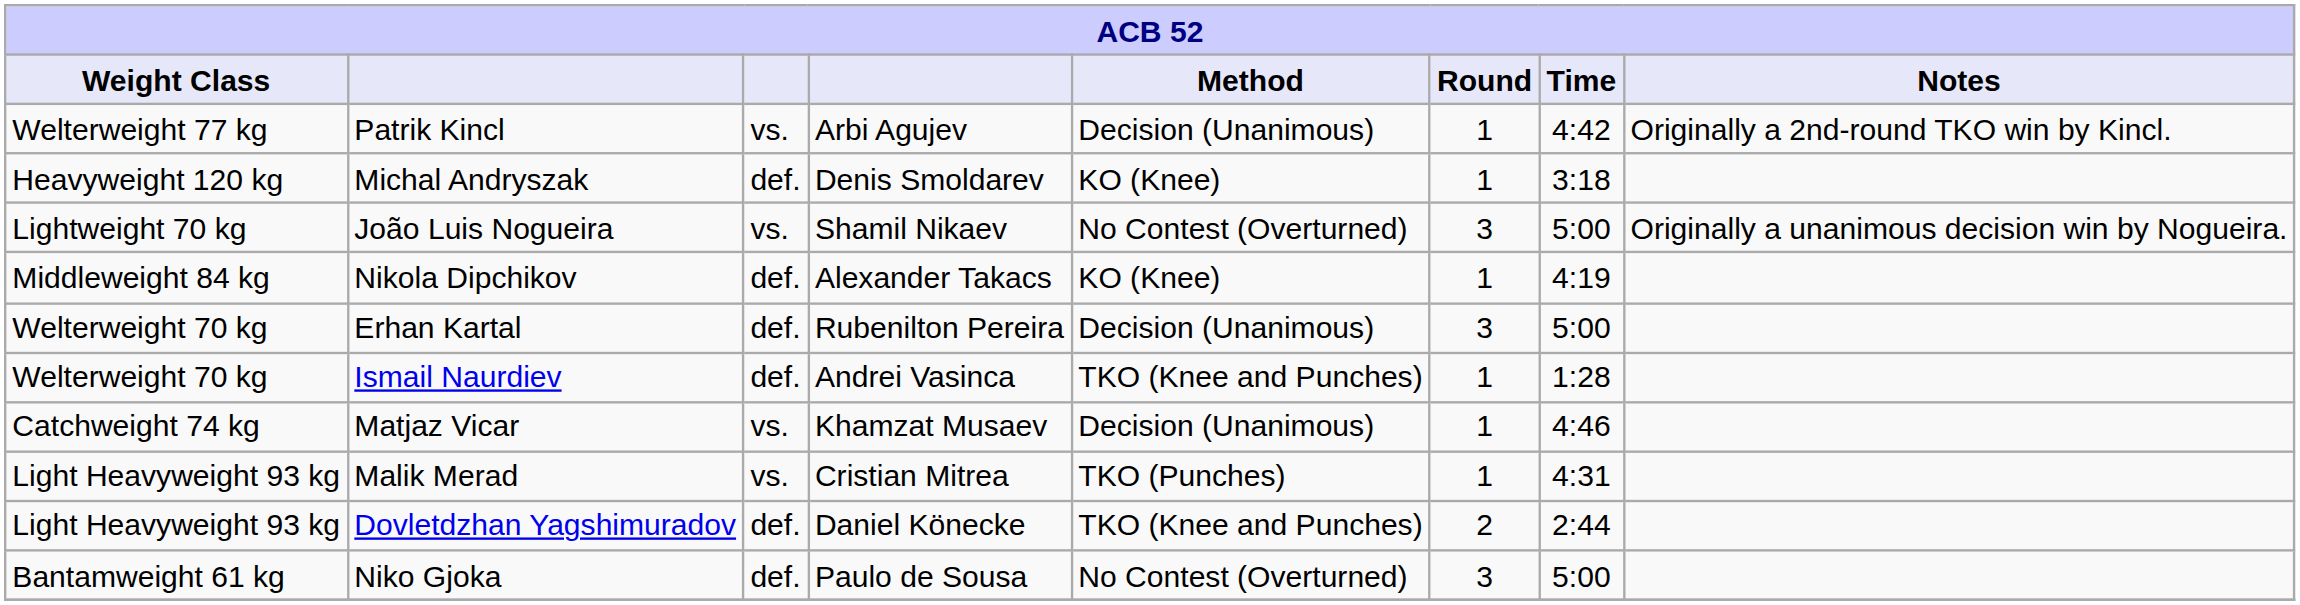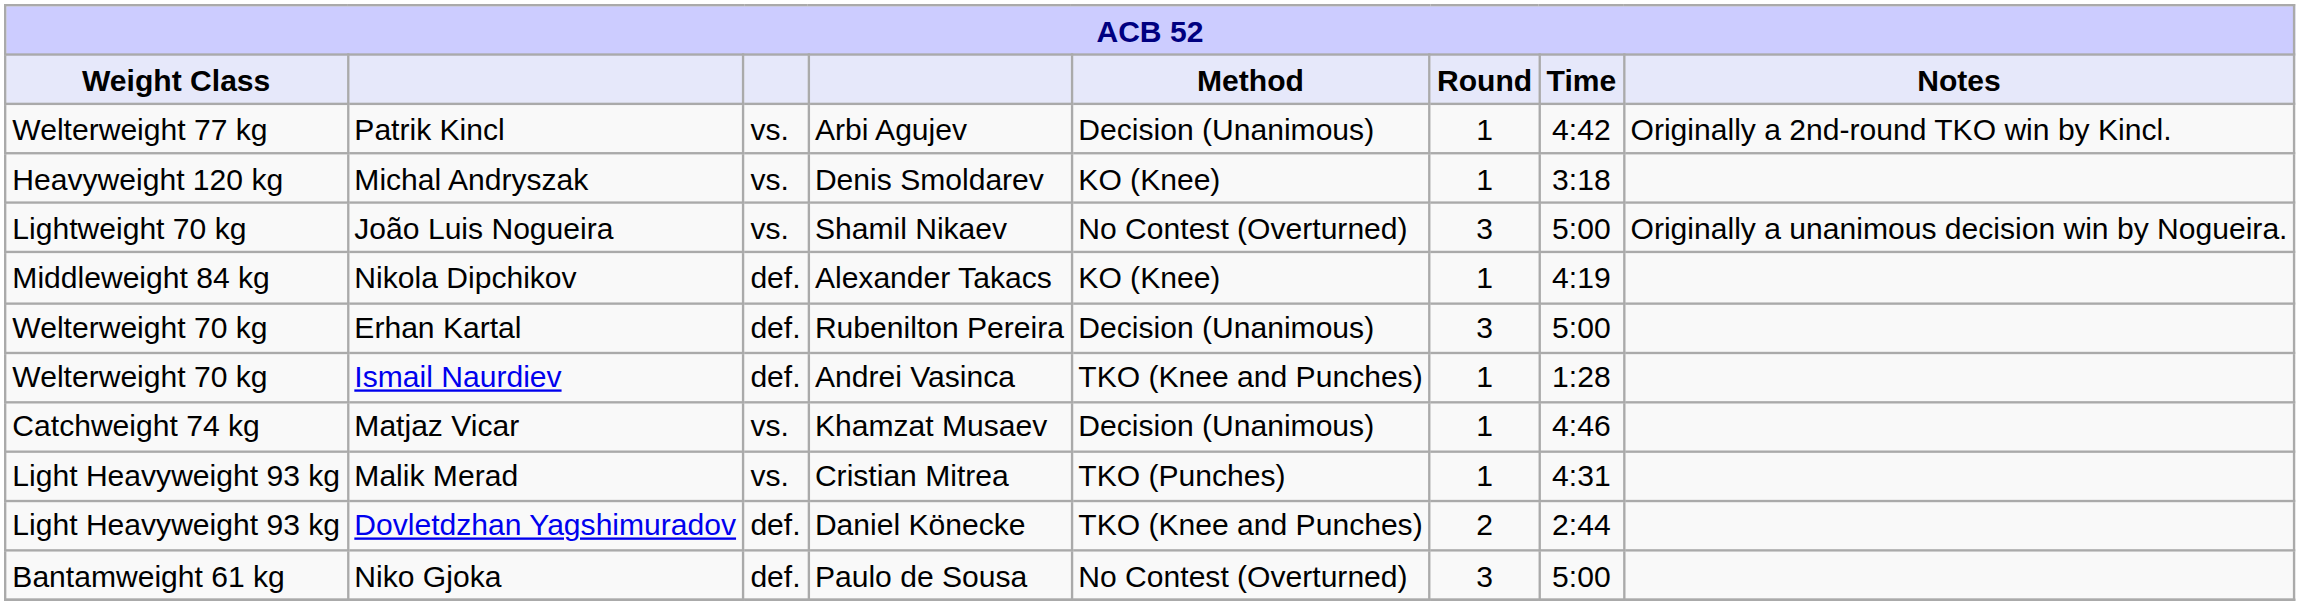(775, 178) def. -> (770, 178) vs.
